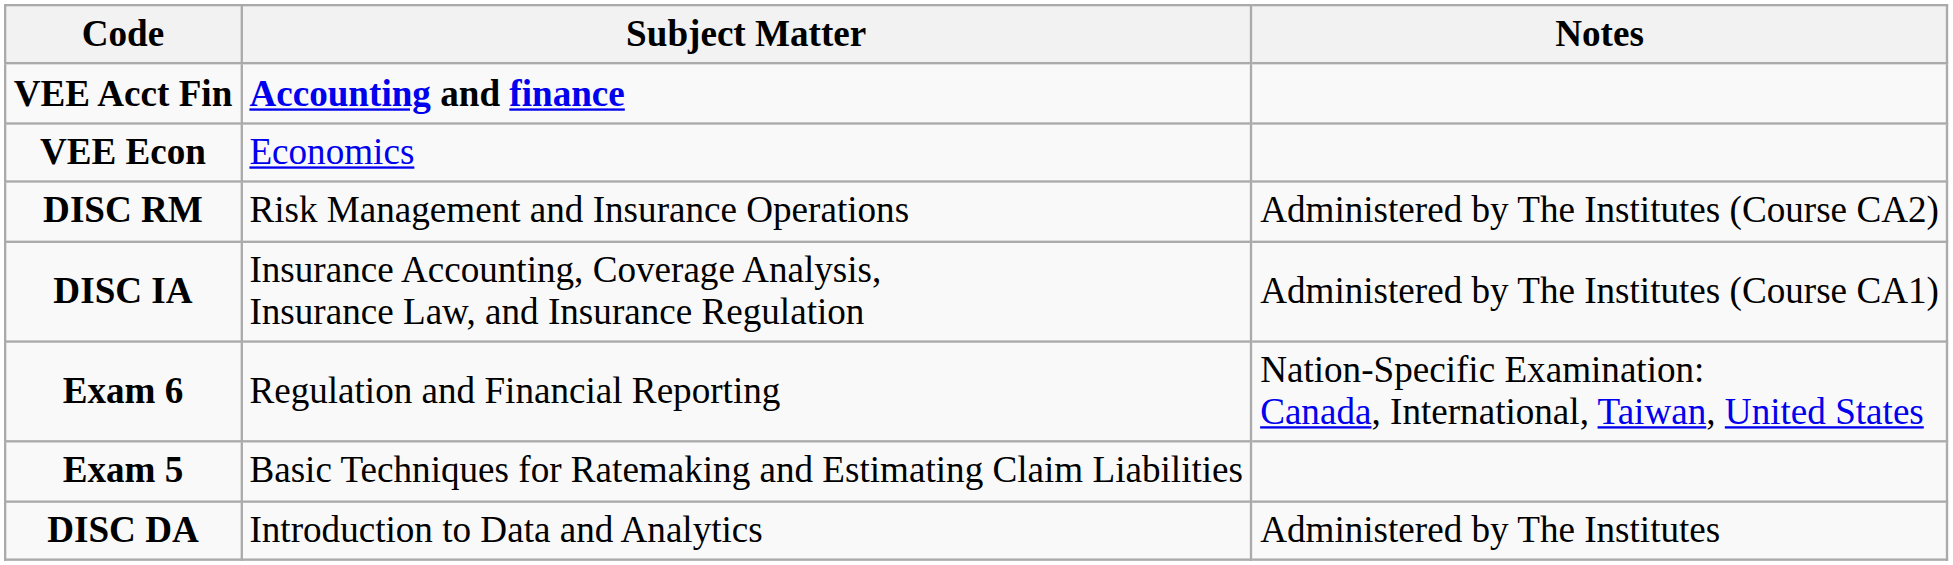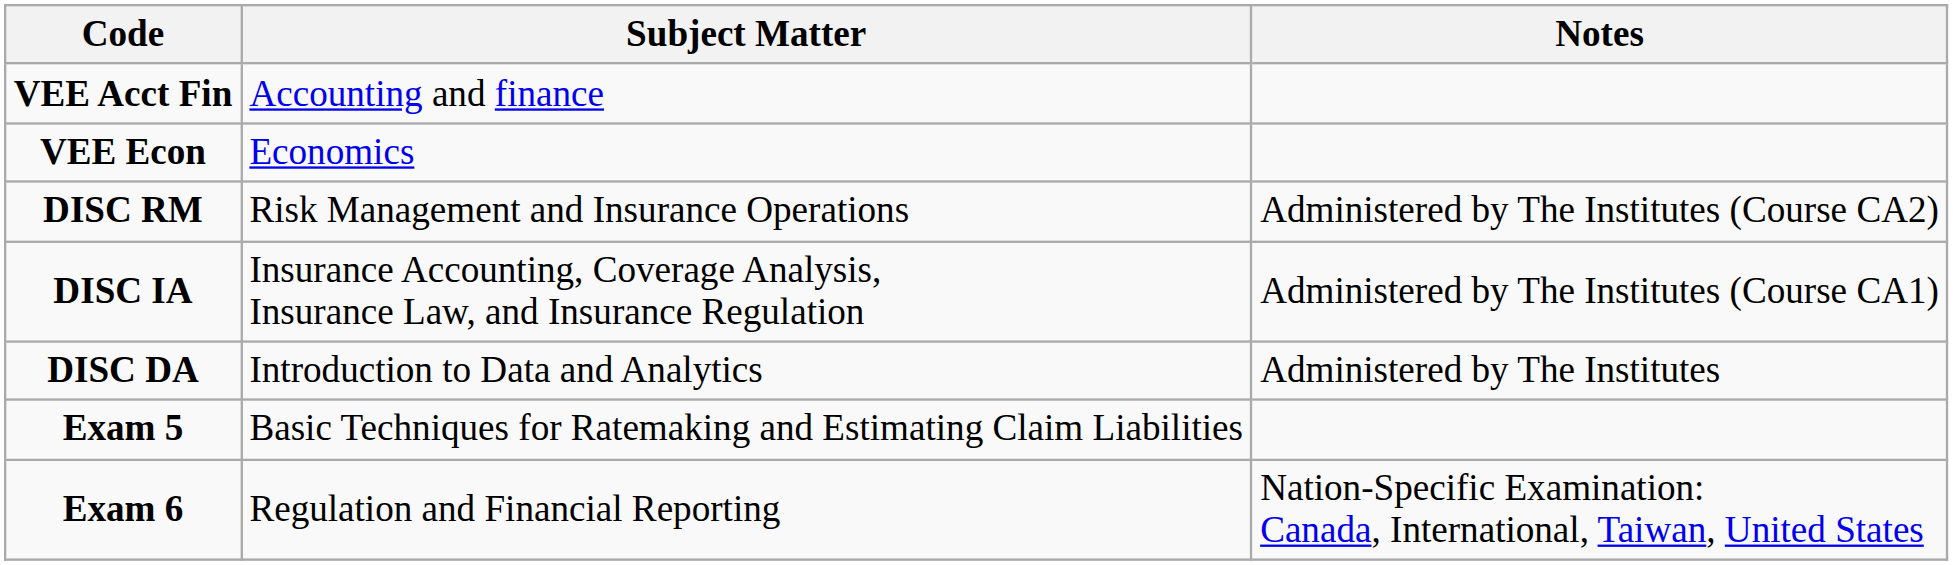(437, 92) bold -> (427, 92) normal
rows swapped: (123, 529) <-> (123, 390)
